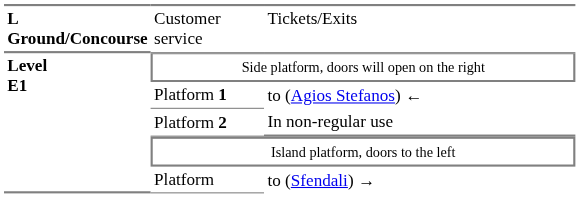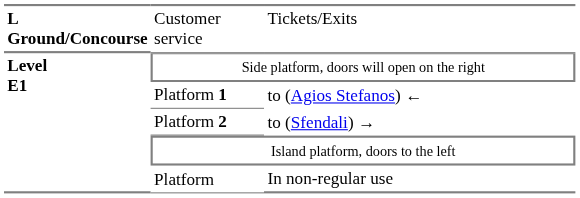(330, 121) In non-regular use -> (321, 122) to (Sfendali) →
(321, 179) to (Sfendali) → -> (330, 178) In non-regular use
